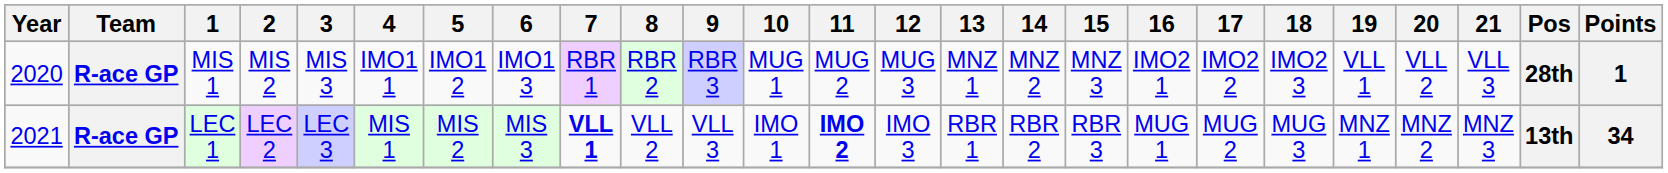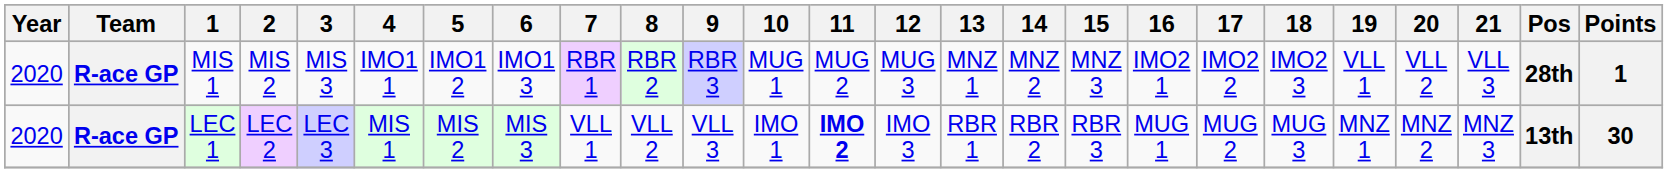(37, 136) 2021 -> (37, 136) 2020
(591, 136) bold -> (591, 136) normal
(1620, 136) 34 -> (1620, 136) 30
